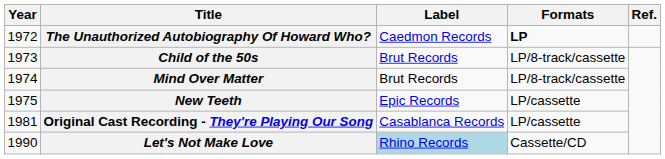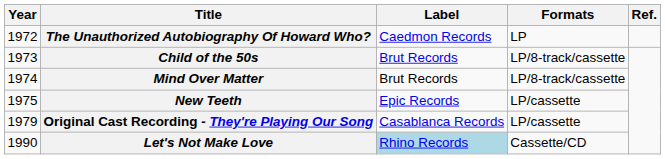(519, 36) bold -> (519, 36) normal
(22, 121) 1981 -> (22, 121) 1979
